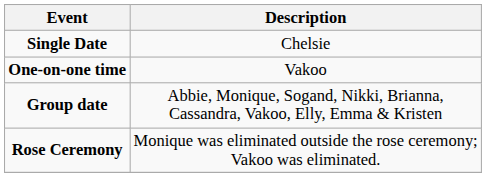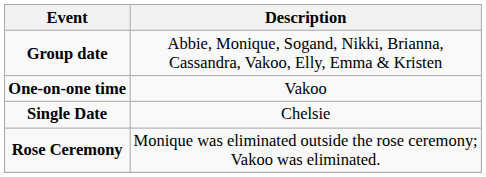rows swapped: (67, 105) <-> (67, 43)
